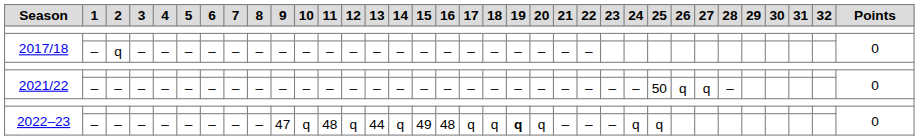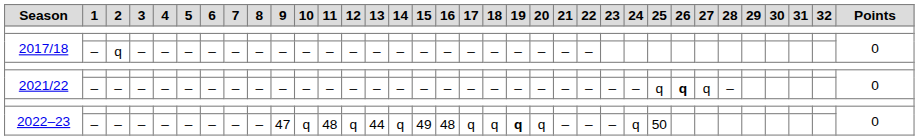(659, 88) 50 -> (659, 88) q
(683, 88) normal -> (683, 88) bold
(659, 124) q -> (659, 124) 50
